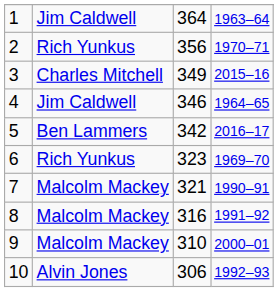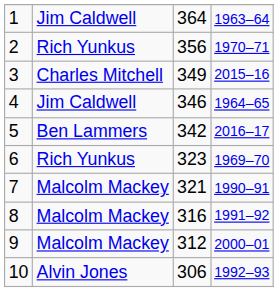(192, 243) 310 -> (192, 243) 312
